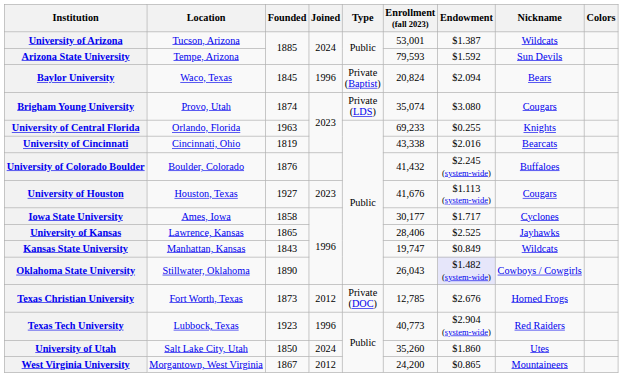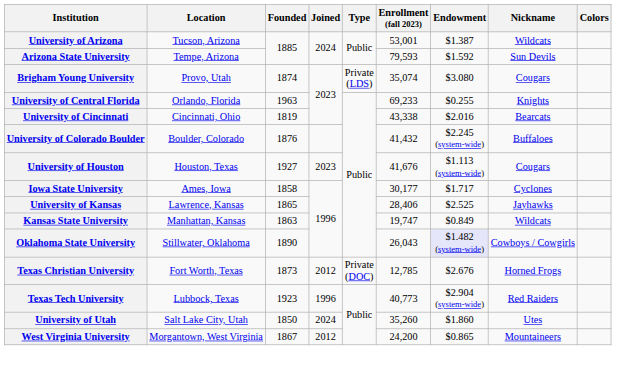- row: (76, 78)
(287, 248) 1843 -> (287, 221) 1863
